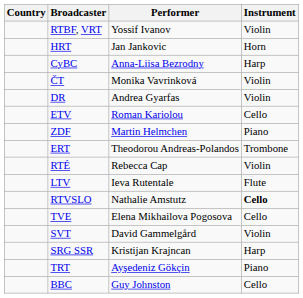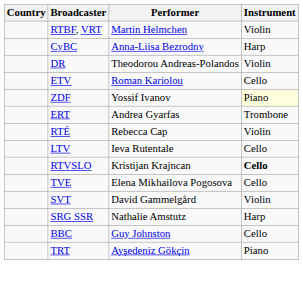(141, 30) Yossif Ivanov -> (149, 30) Martin Helmchen
- row: (61, 47)
- row: (57, 81)
(145, 98) Andrea Gyarfas -> (175, 64) Theodorou Andreas-Polandos
(149, 132) Martin Helmchen -> (141, 98) Yossif Ivanov
(256, 132) no background -> (256, 98) lightyellow background
(175, 149) Theodorou Andreas-Polandos -> (145, 115) Andrea Gyarfas
(255, 183) Flute -> (255, 149) Cello
(149, 200) Nathalie Amstutz -> (151, 166) Kristijan Krajncan
(151, 251) Kristijan Krajncan -> (149, 217) Nathalie Amstutz
rows swapped: (60, 268) <-> (61, 285)
